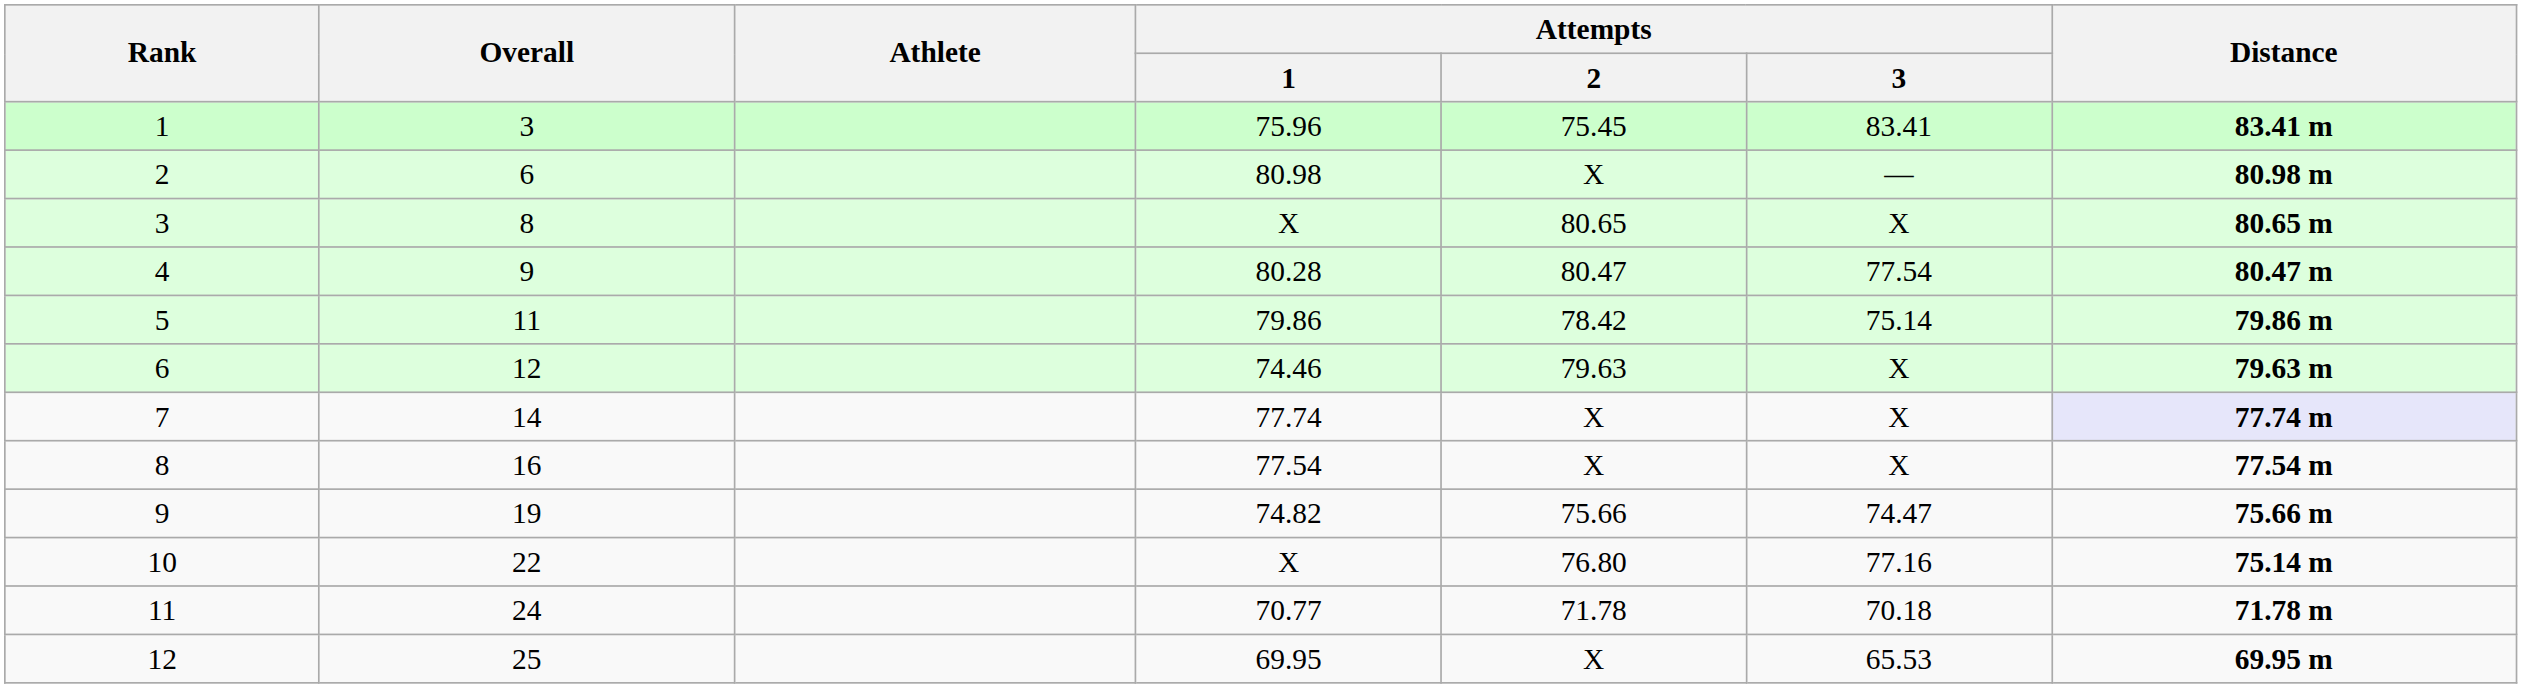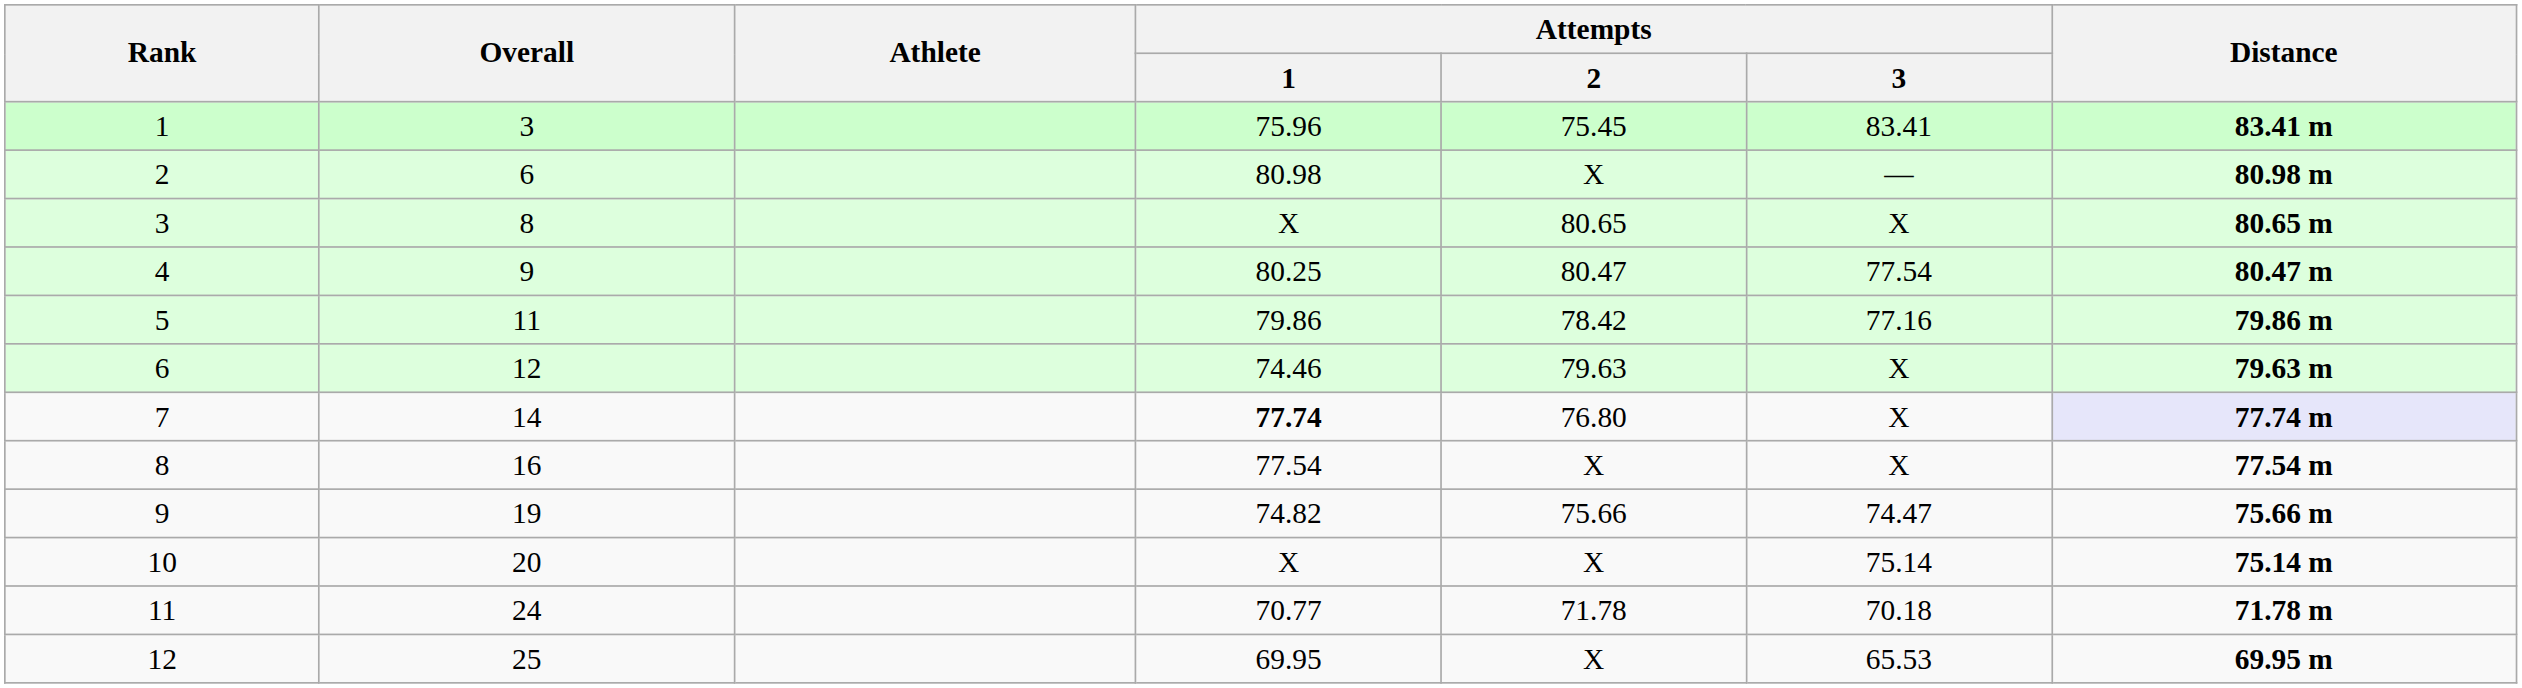(1289, 270) 80.28 -> (1289, 270) 80.25
(1899, 319) 75.14 -> (1899, 319) 77.16
(1289, 416) normal -> (1289, 416) bold
(1594, 416) X -> (1594, 416) 76.80
(527, 561) 22 -> (527, 561) 20
(1594, 561) 76.80 -> (1594, 561) X
(1899, 561) 77.16 -> (1899, 561) 75.14
